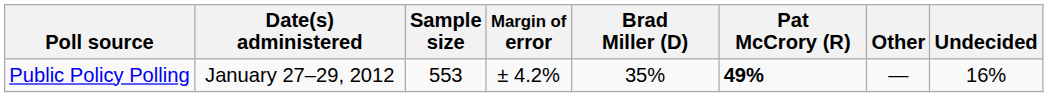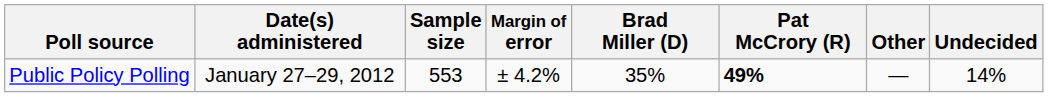(986, 75) 16% -> (986, 75) 14%
